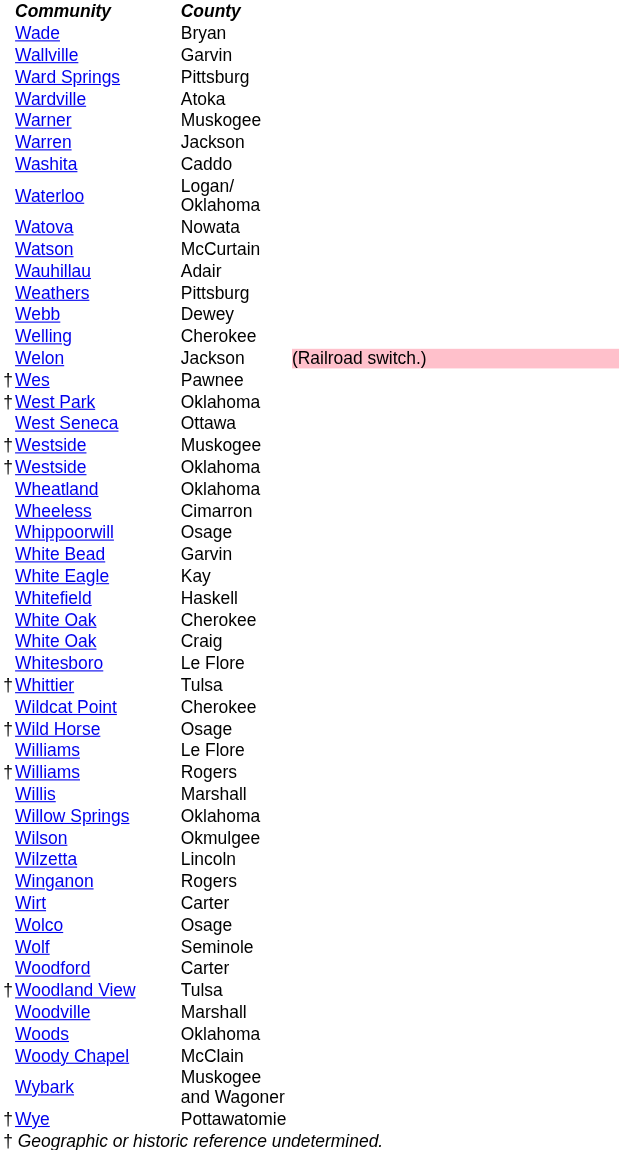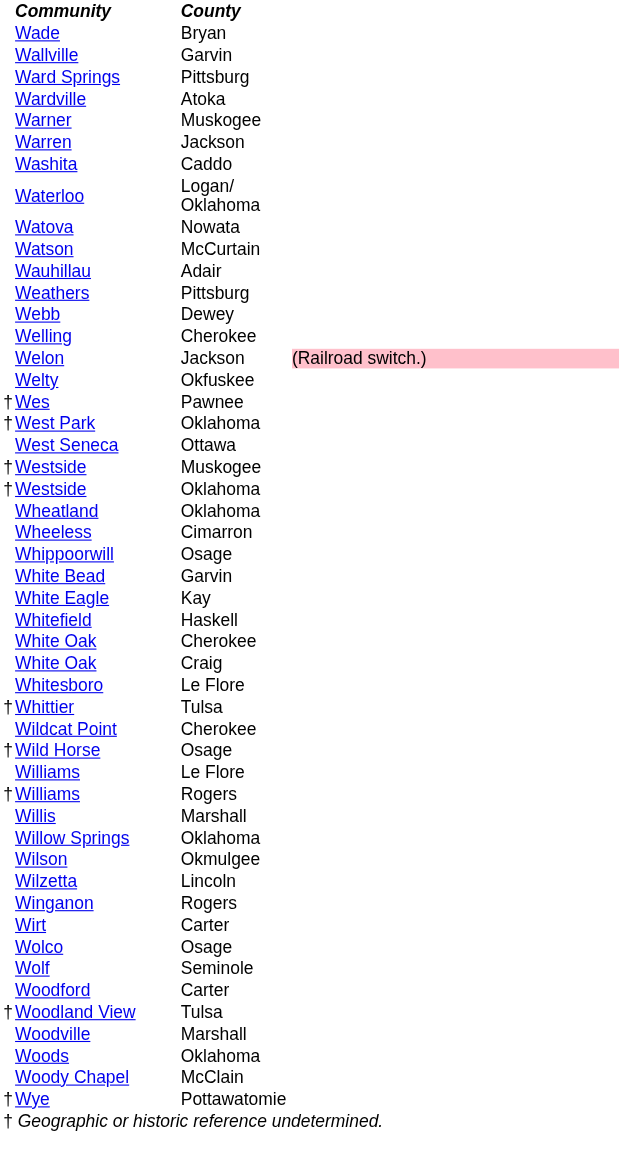+ row: (37, 380)
- row: (45, 1087)
